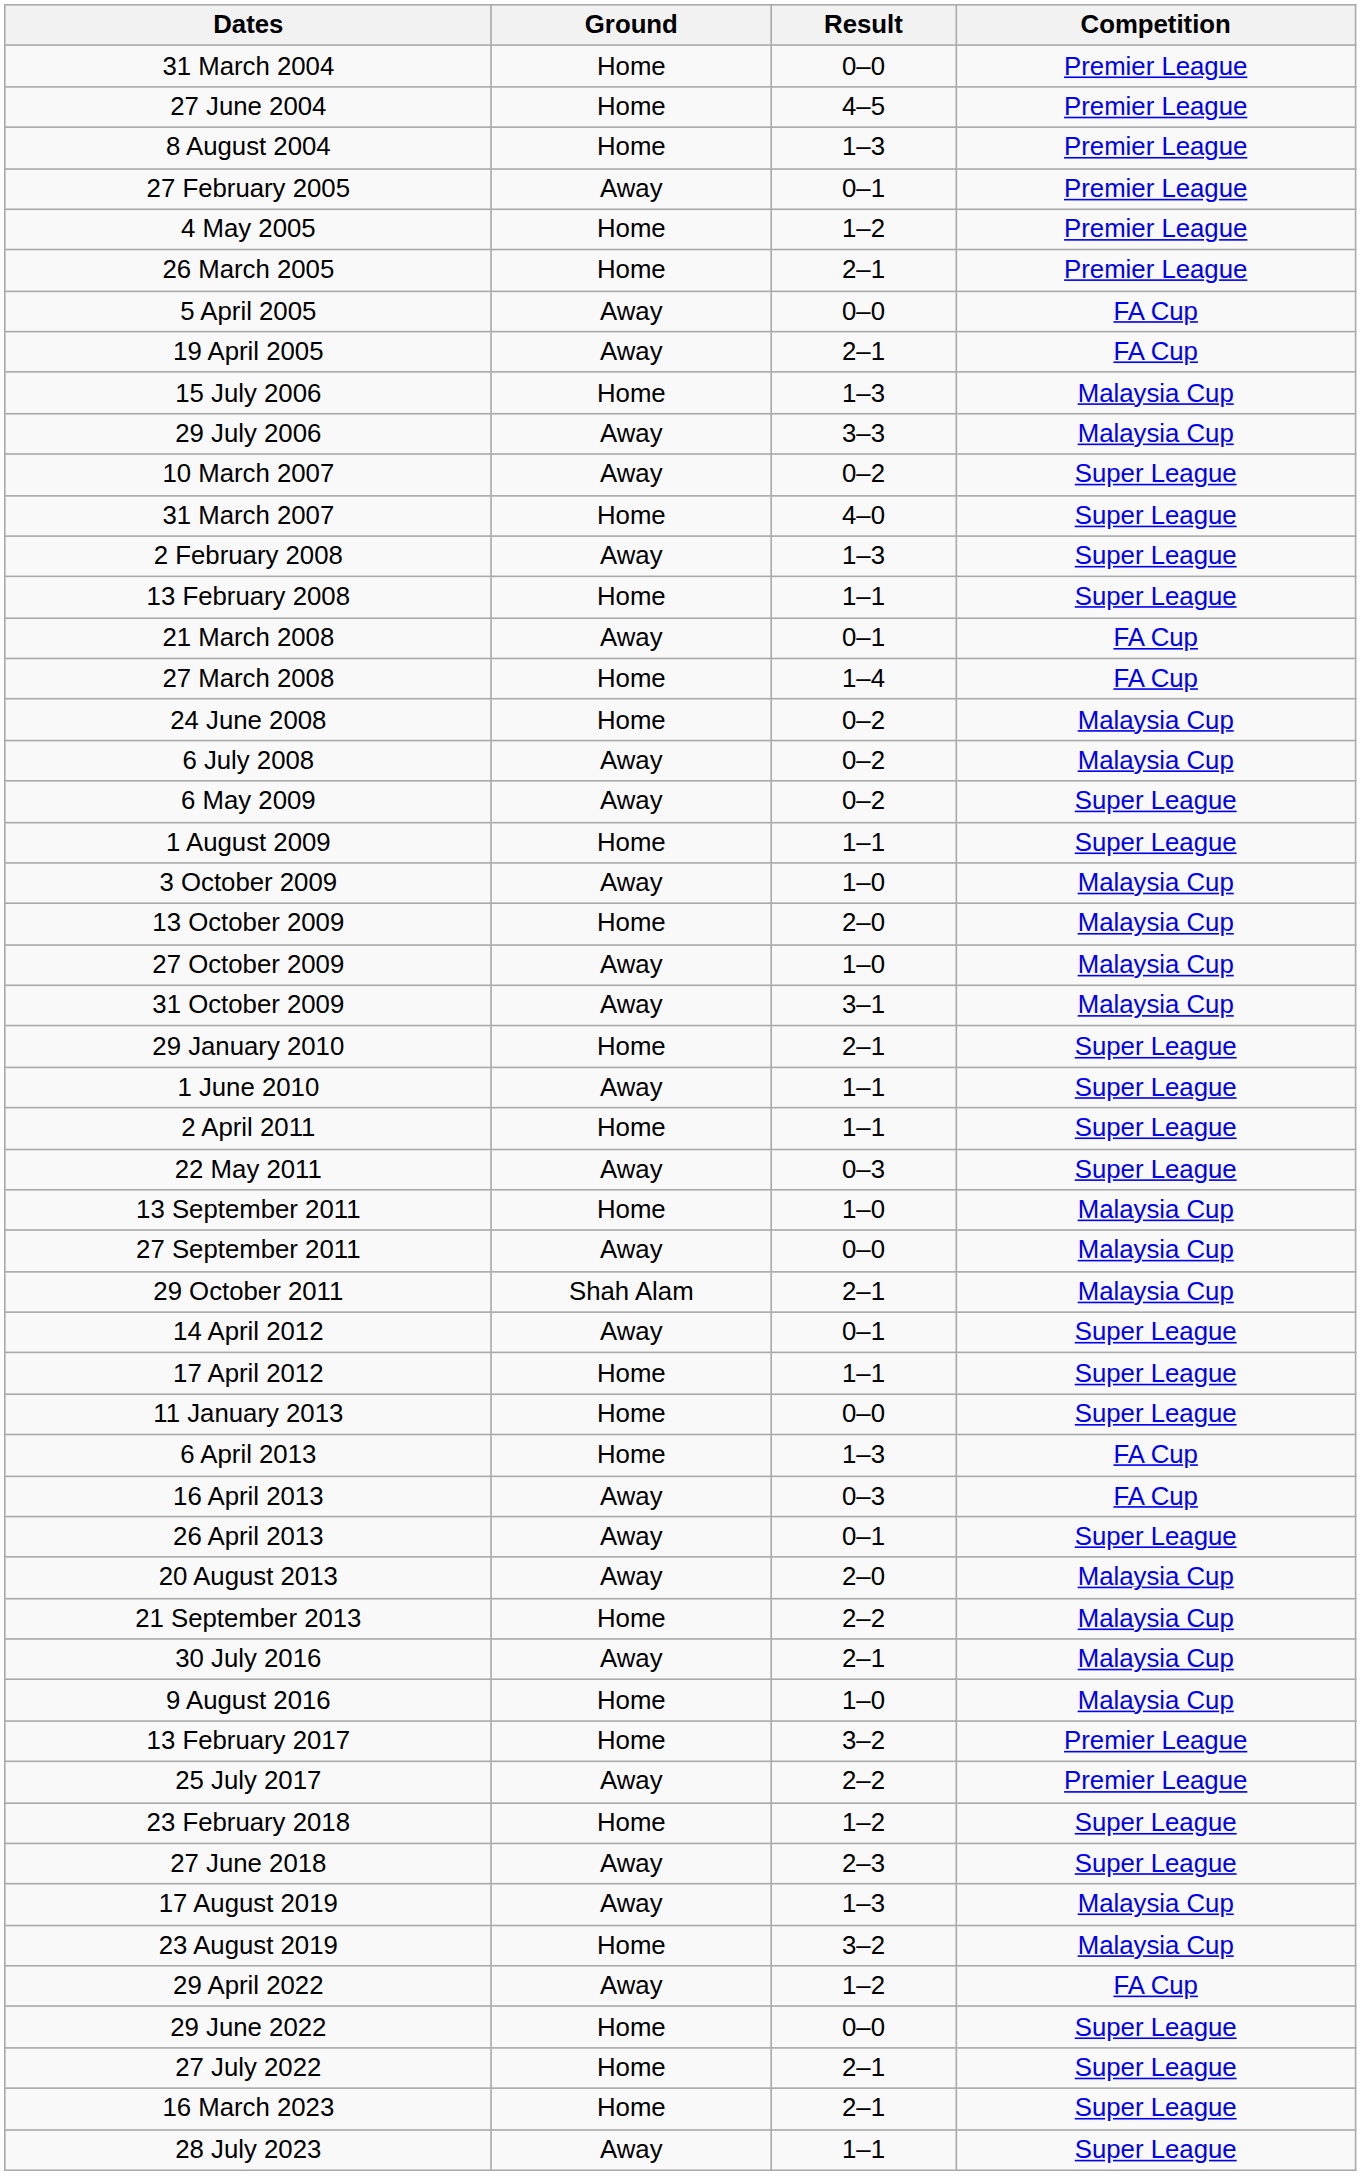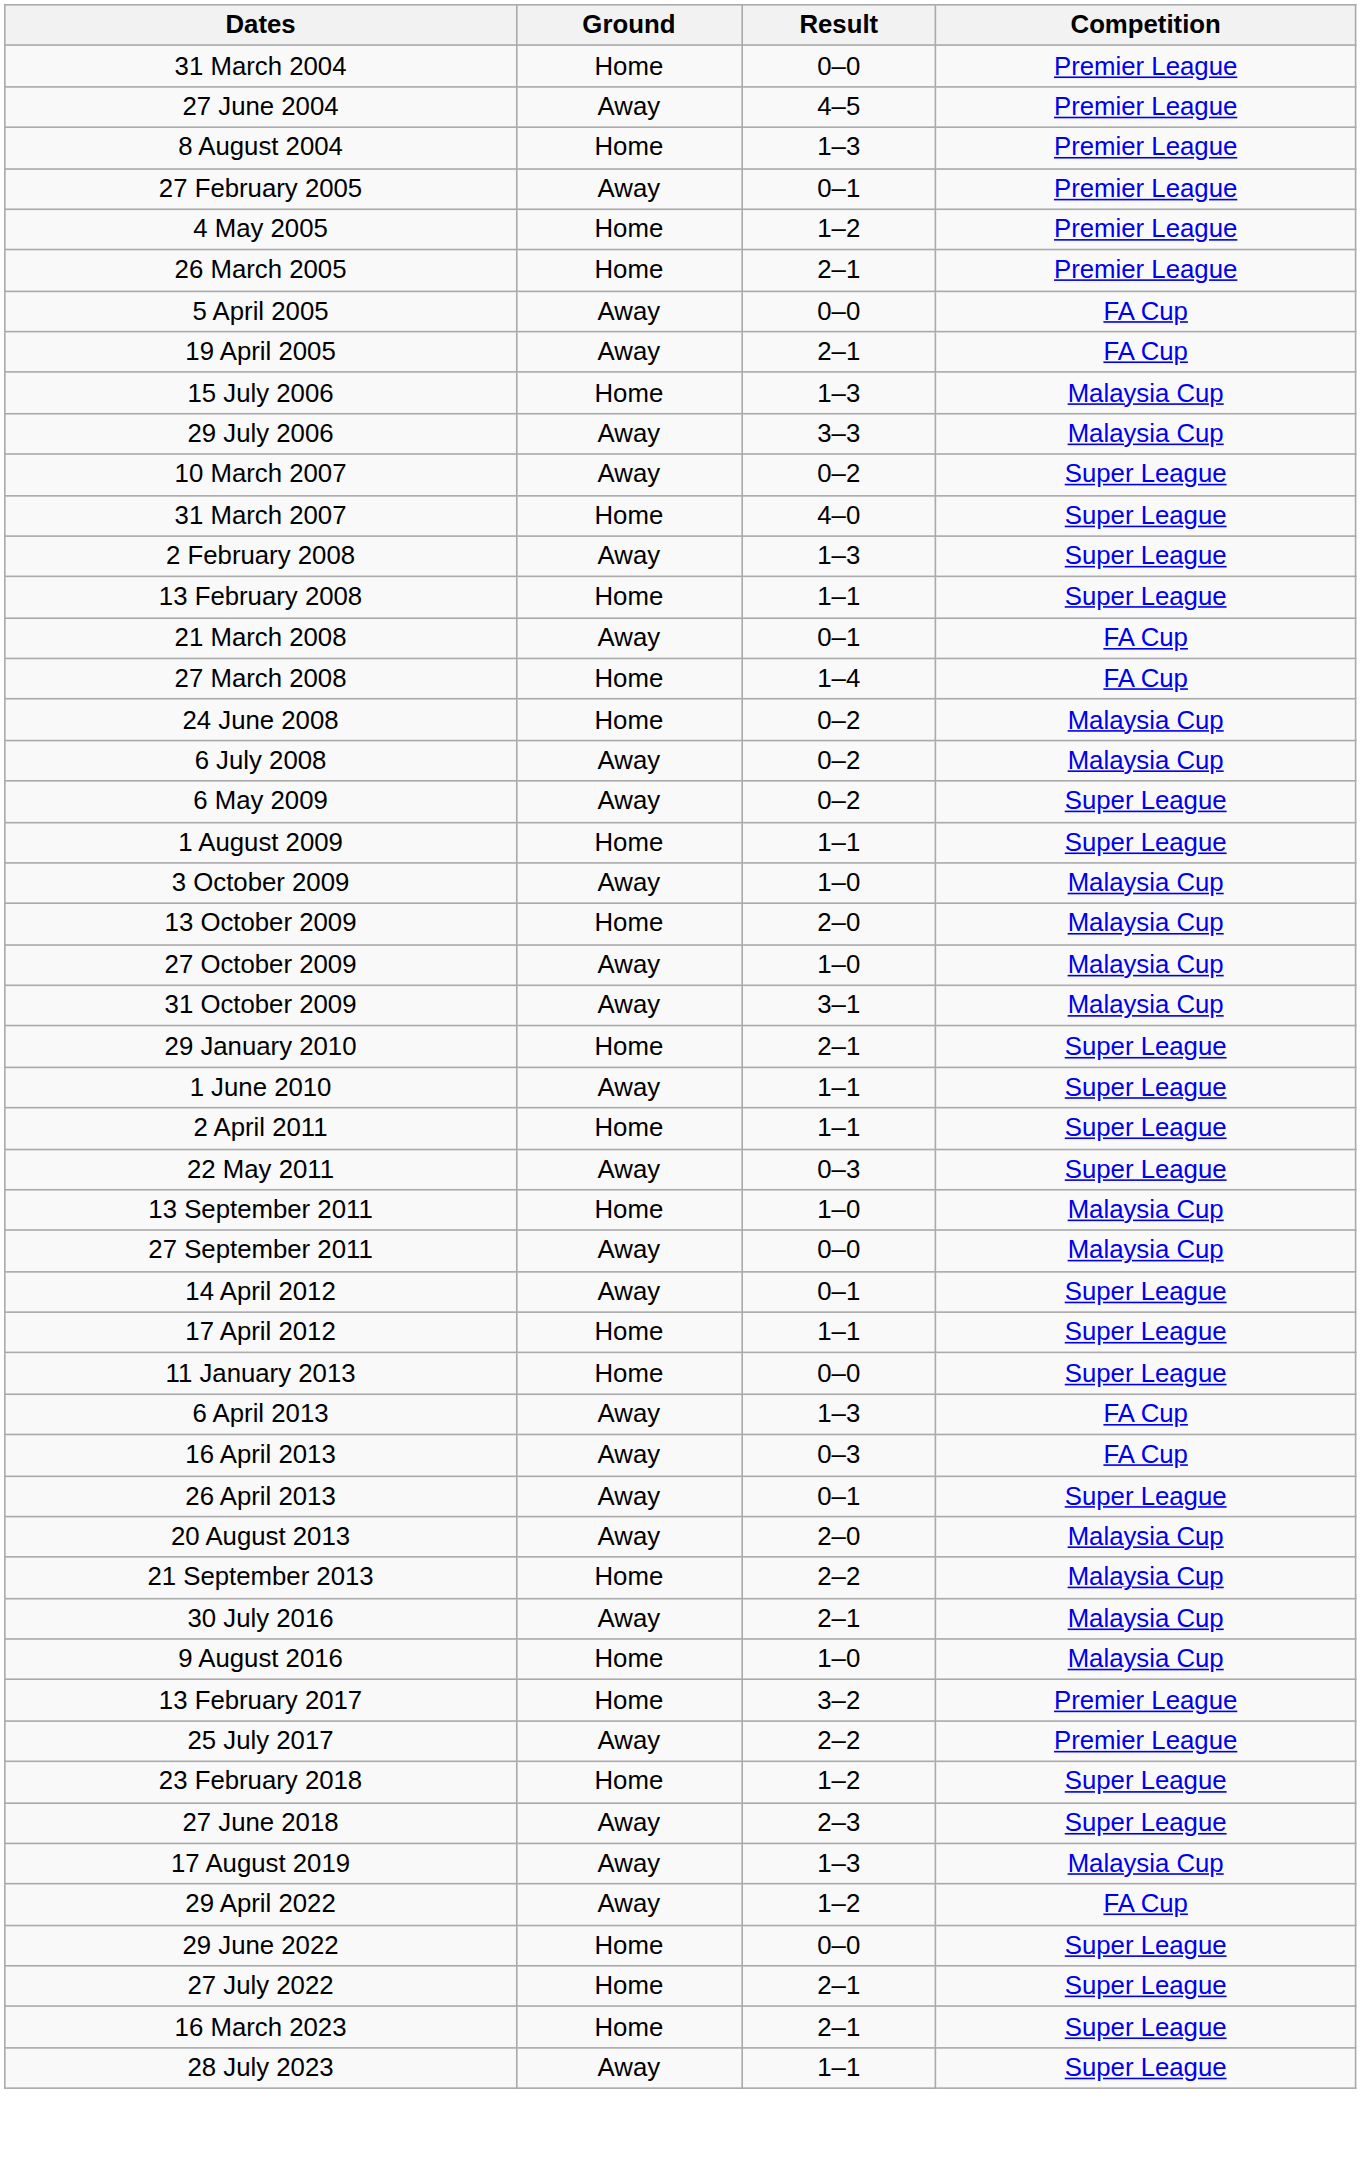(631, 106) Home -> (629, 106) Away
- row: (248, 1291)
(631, 1454) Home -> (629, 1413) Away
- row: (248, 1945)
